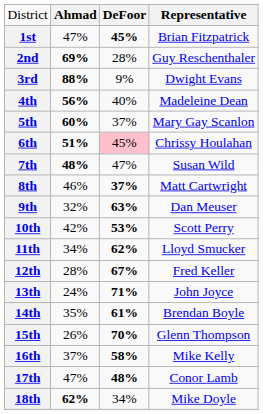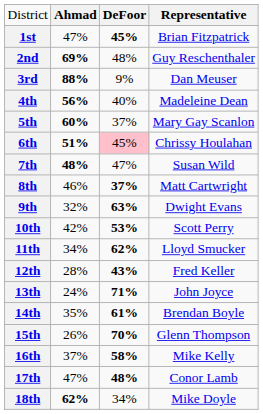(124, 57) 28% -> (124, 57) 48%
(204, 79) Dwight Evans -> (204, 79) Dan Meuser
(204, 206) Dan Meuser -> (204, 206) Dwight Evans
(124, 270) 67% -> (124, 270) 43%
